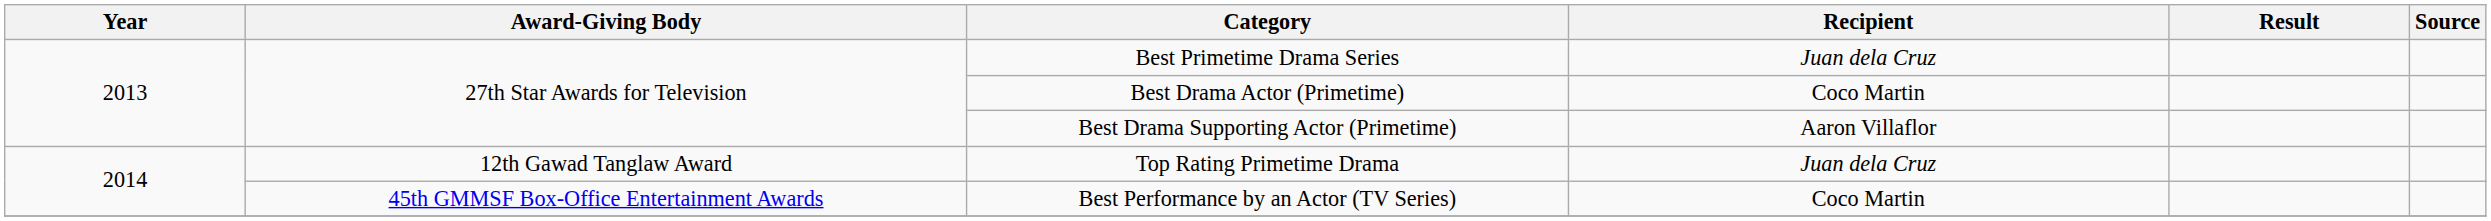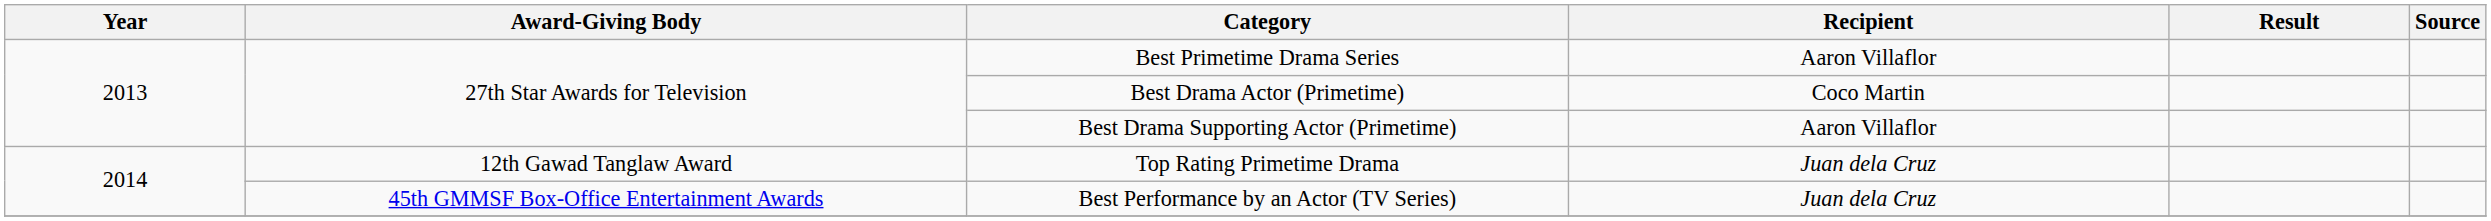(1868, 57) Juan dela Cruz -> (1868, 57) Aaron Villaflor
(1868, 198) Coco Martin -> (1868, 198) Juan dela Cruz
